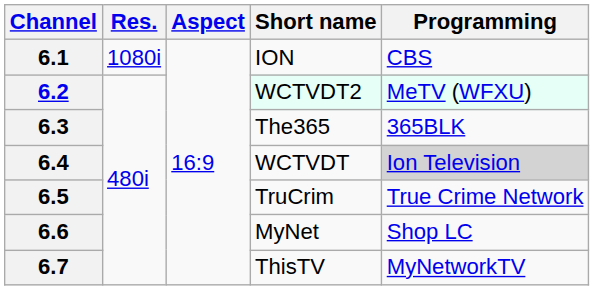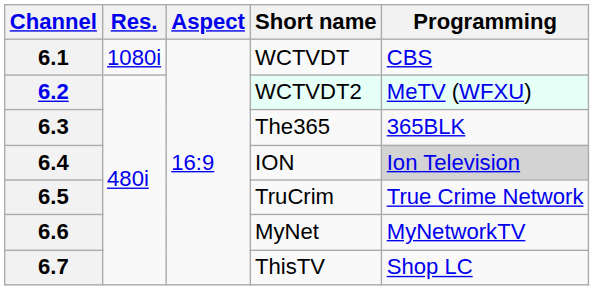(275, 57) ION -> (302, 57) WCTVDT
(302, 162) WCTVDT -> (275, 162) ION
(430, 232) Shop LC -> (456, 232) MyNetworkTV
(456, 267) MyNetworkTV -> (430, 267) Shop LC
